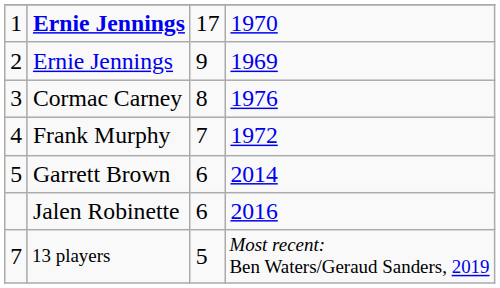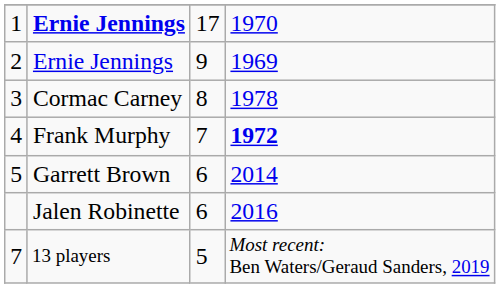(254, 98) 1976 -> (254, 98) 1978
(254, 135) normal -> (254, 135) bold
